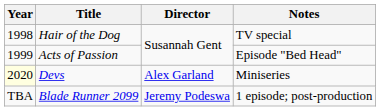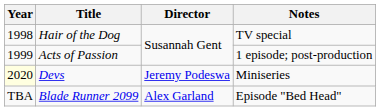(289, 55) Episode "Bed Head" -> (304, 55) 1 episode; post-production
(179, 75) Alex Garland -> (187, 75) Jeremy Podeswa
(187, 95) Jeremy Podeswa -> (179, 95) Alex Garland
(304, 95) 1 episode; post-production -> (289, 95) Episode "Bed Head"
